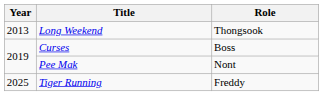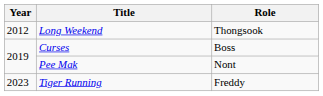(18, 30) 2013 -> (18, 30) 2012
(18, 82) 2025 -> (18, 82) 2023
